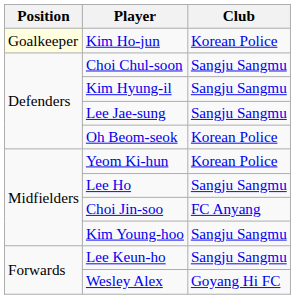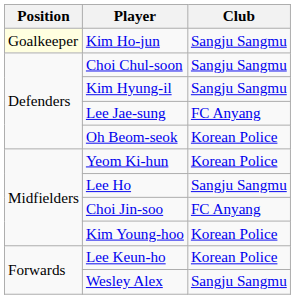(234, 40) Korean Police -> (239, 40) Sangju Sangmu
(239, 112) Sangju Sangmu -> (226, 112) FC Anyang
(239, 233) Sangju Sangmu -> (234, 233) Korean Police
(239, 257) Sangju Sangmu -> (234, 257) Korean Police
(236, 281) Goyang Hi FC -> (239, 281) Sangju Sangmu
